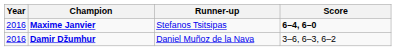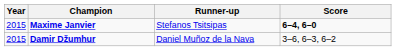(16, 26) 2016 -> (16, 26) 2015
(16, 39) 2016 -> (16, 39) 2015
